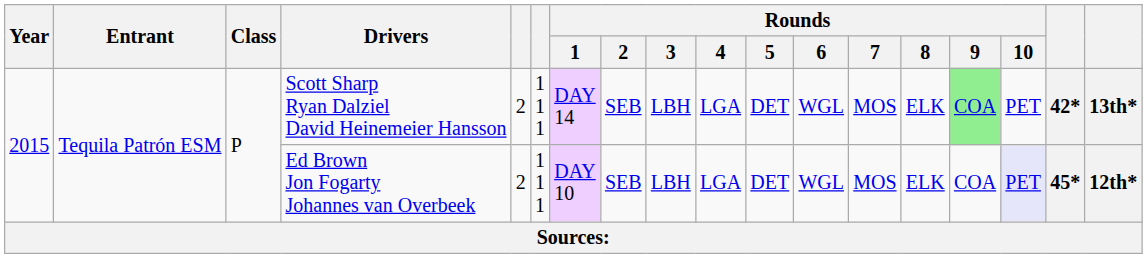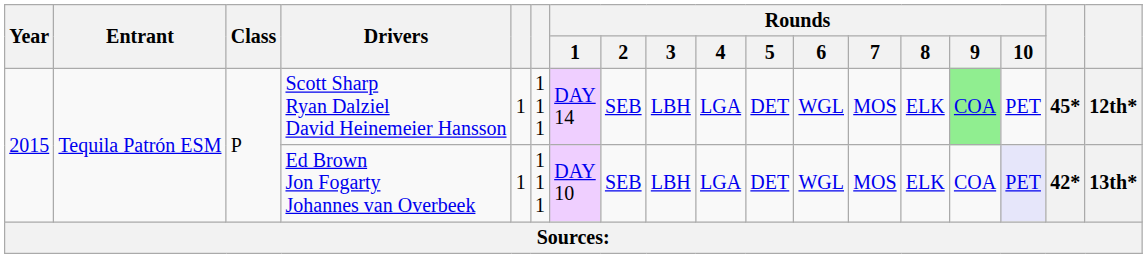(521, 106) 2 -> (521, 106) 1
(1065, 106) 42* -> (1065, 106) 45*
(1113, 106) 13th* -> (1113, 106) 12th*
(521, 183) 2 -> (521, 183) 1
(1065, 183) 45* -> (1065, 183) 42*
(1113, 183) 12th* -> (1113, 183) 13th*
